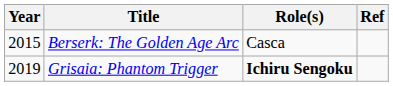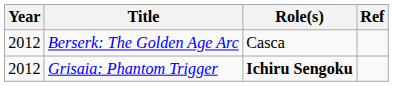(24, 42) 2015 -> (24, 42) 2012
(24, 68) 2019 -> (24, 68) 2012
